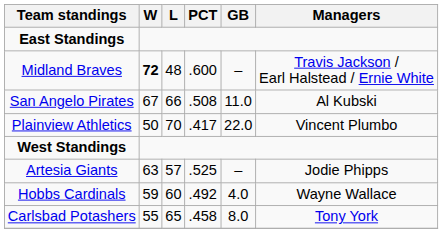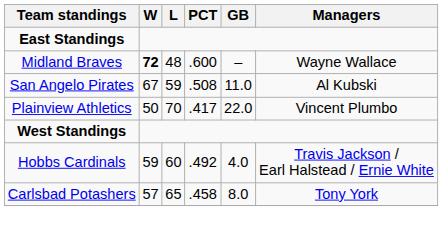(346, 70) Travis Jackson / Earl Halstead / Ernie White -> (346, 62) Wayne Wallace
(173, 101) 66 -> (173, 85) 59
- row: (72, 170)
(346, 194) Wayne Wallace -> (346, 162) Travis Jackson / Earl Halstead / Ernie White
(150, 217) 55 -> (150, 194) 57
